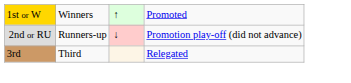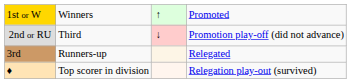(82, 35) Runners-up -> (70, 35) Third
(70, 54) Third -> (82, 54) Runners-up
+ row: (9, 70)
